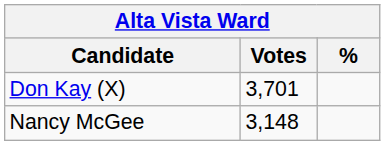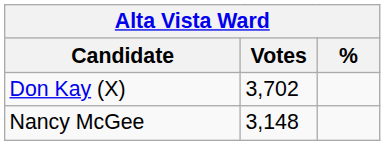(272, 88) 3,701 -> (272, 88) 3,702
